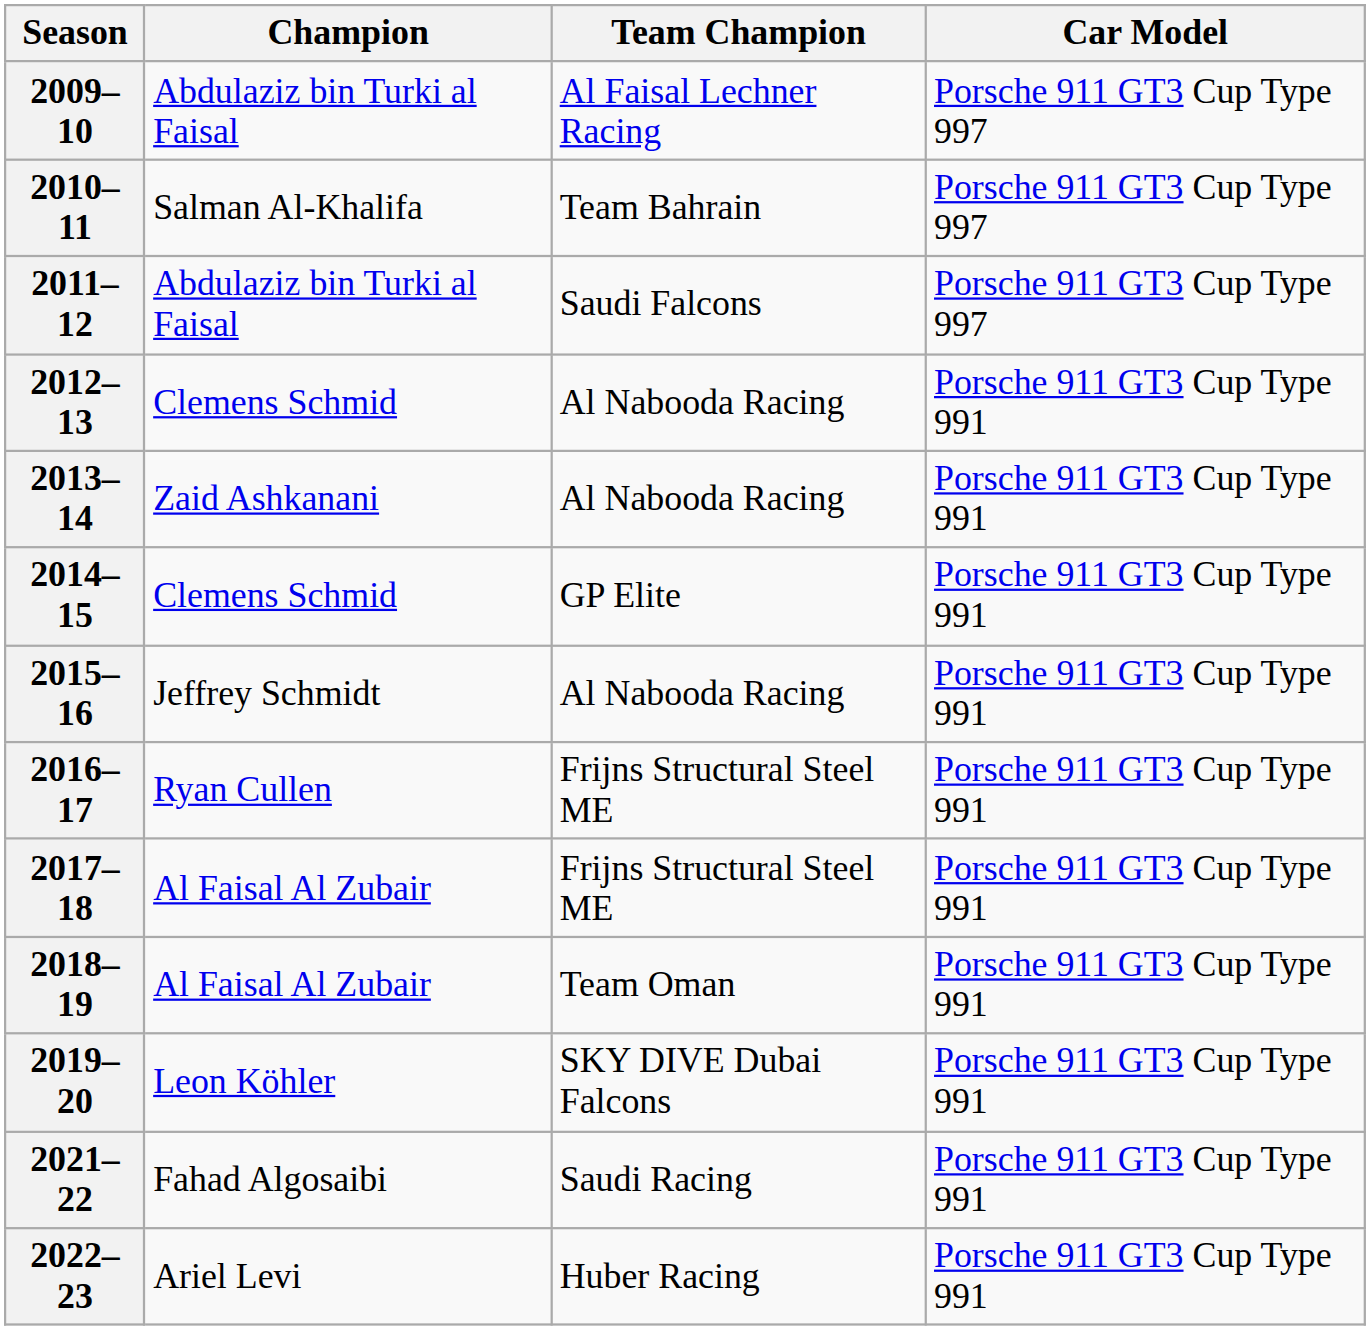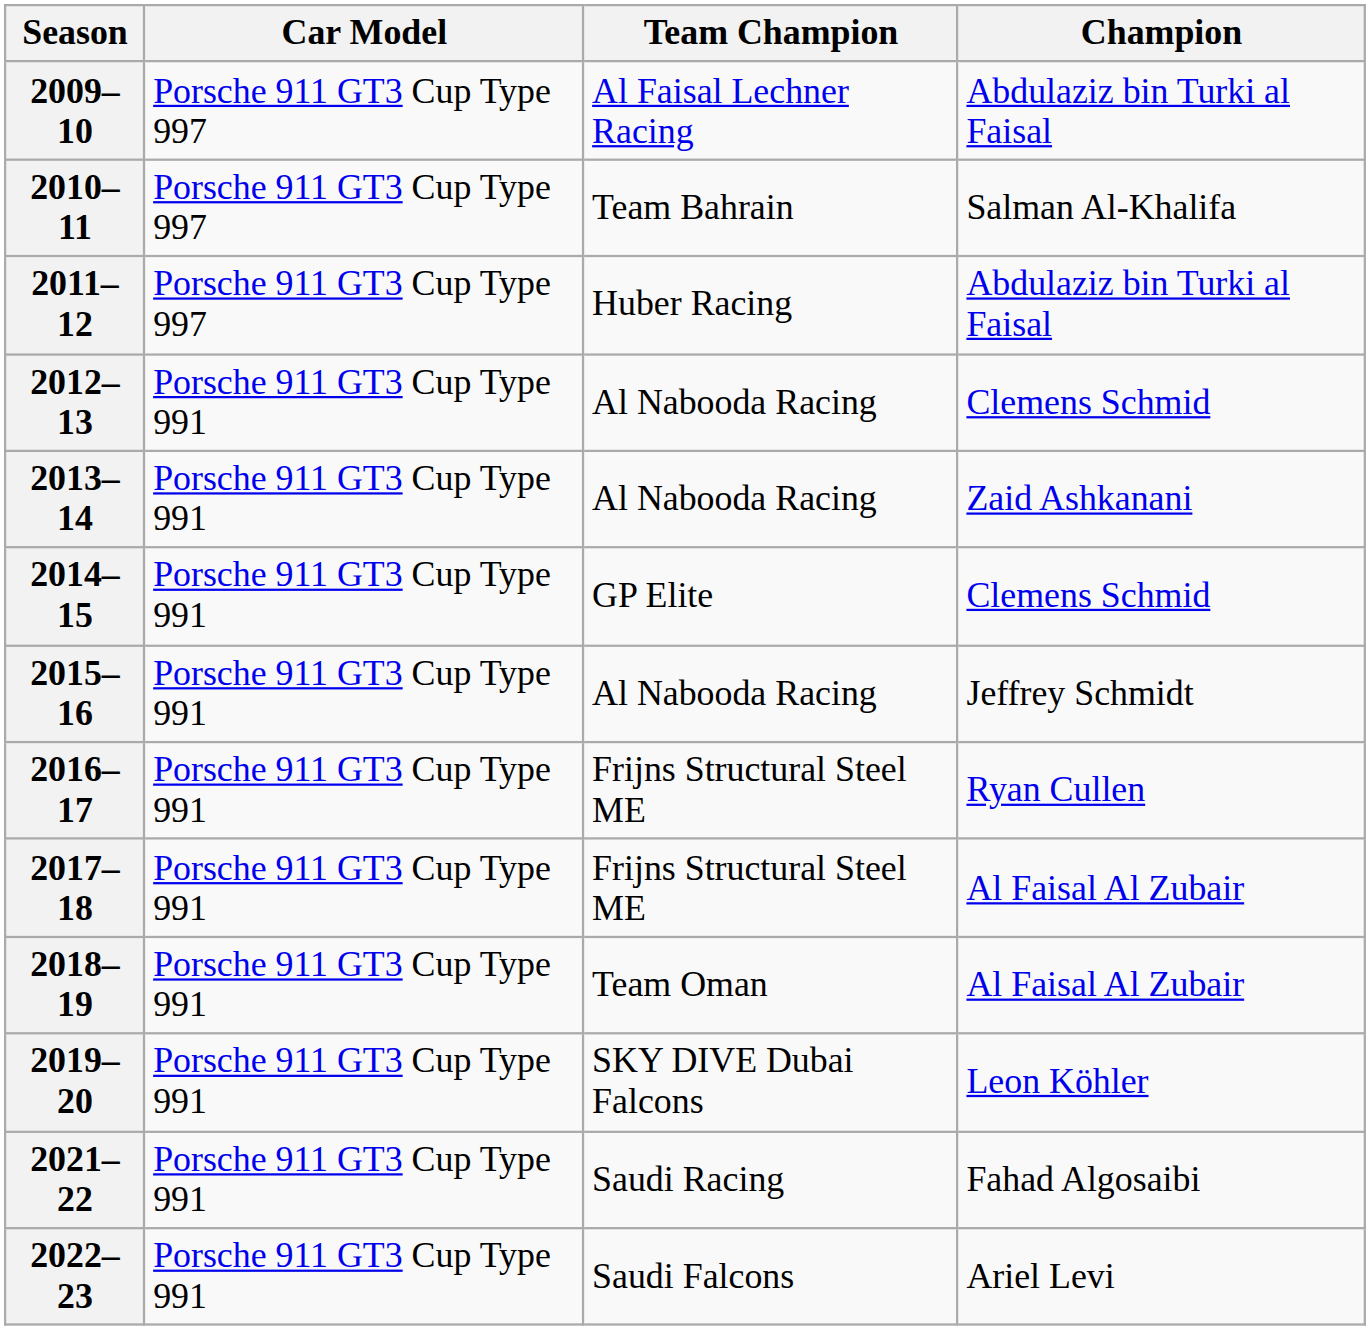columns swapped: (348, 32) <-> (1145, 32)
(661, 304) Saudi Falcons -> (692, 304) Huber Racing
(660, 1275) Huber Racing -> (693, 1275) Saudi Falcons
